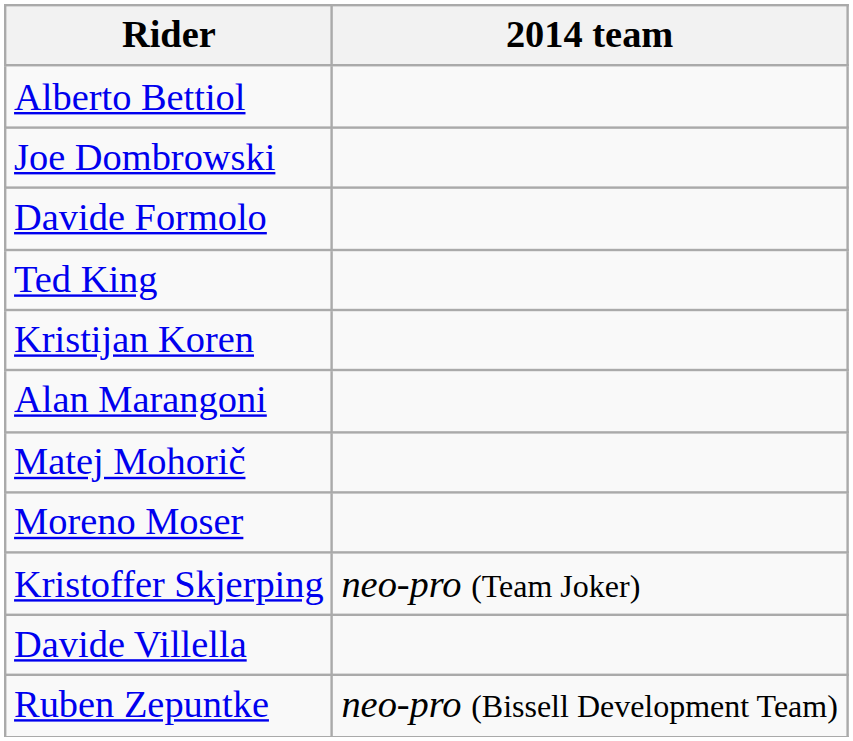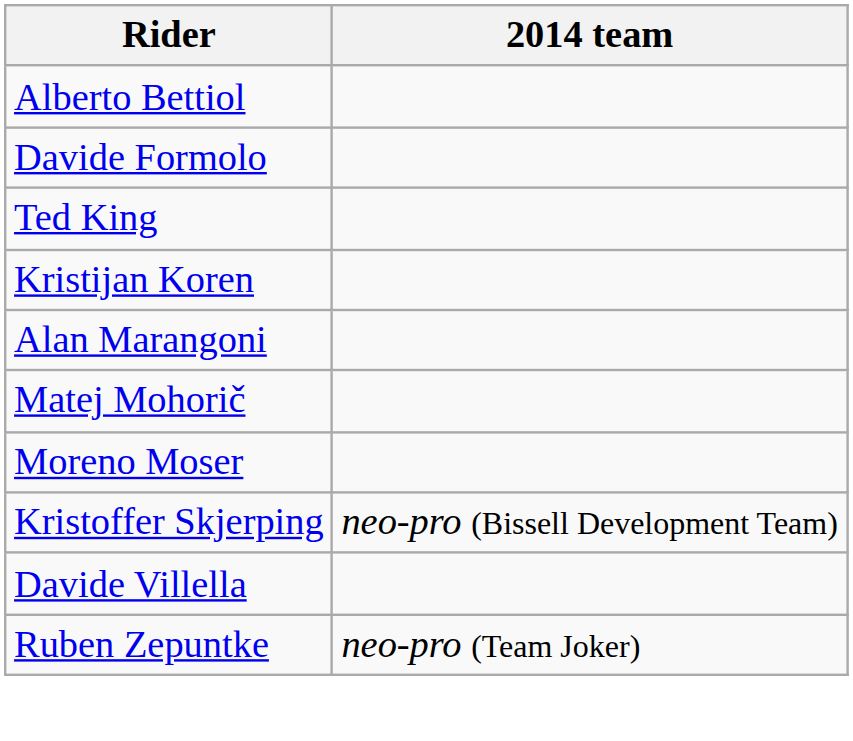- row: (145, 156)
(491, 583) neo-pro (Team Joker) -> (590, 522) neo-pro (Bissell Development Team)
(590, 704) neo-pro (Bissell Development Team) -> (491, 643) neo-pro (Team Joker)
